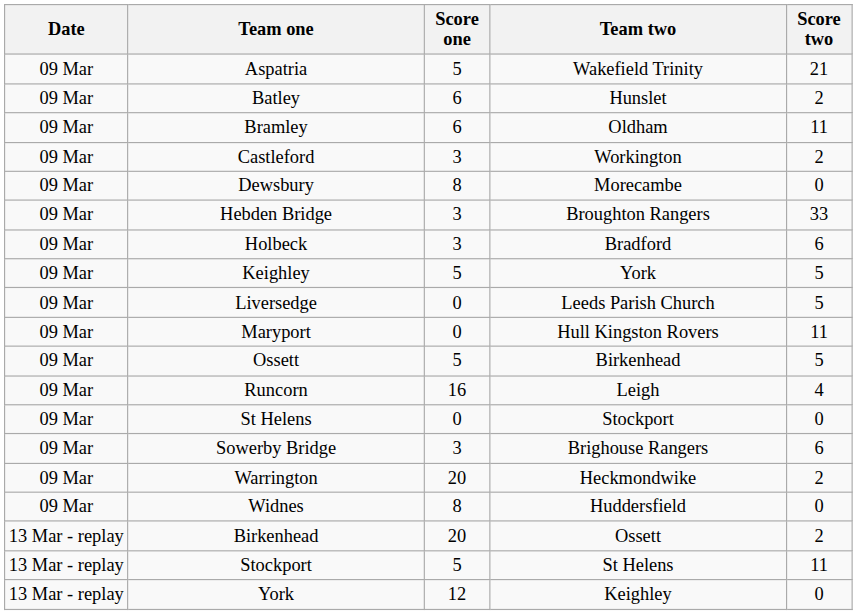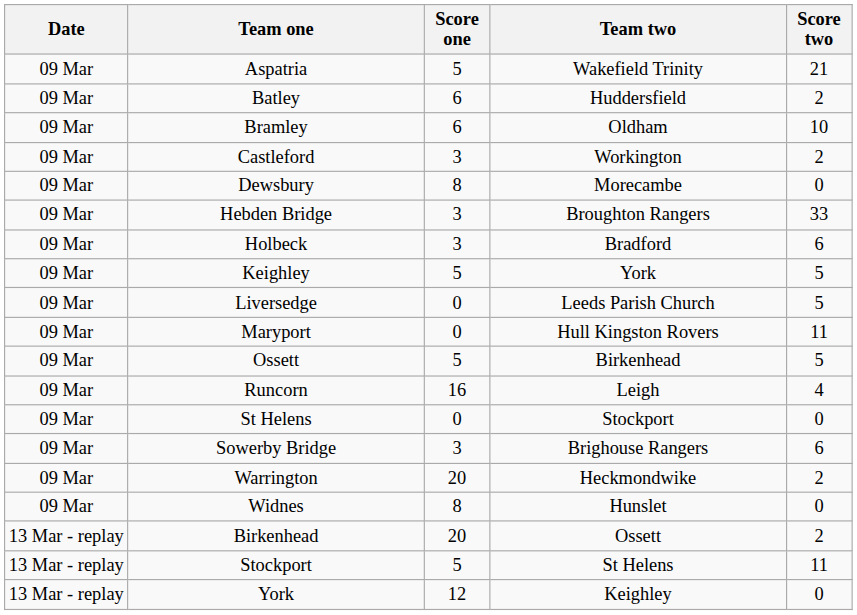(638, 98) Hunslet -> (638, 98) Huddersfield
(819, 127) 11 -> (819, 127) 10
(638, 506) Huddersfield -> (638, 506) Hunslet
